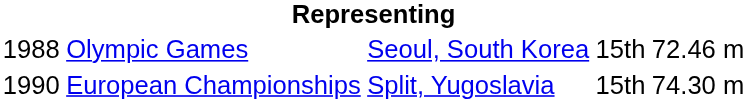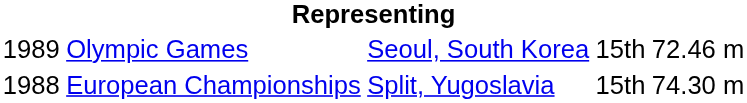(31, 50) 1988 -> (31, 50) 1989
(31, 85) 1990 -> (31, 85) 1988
